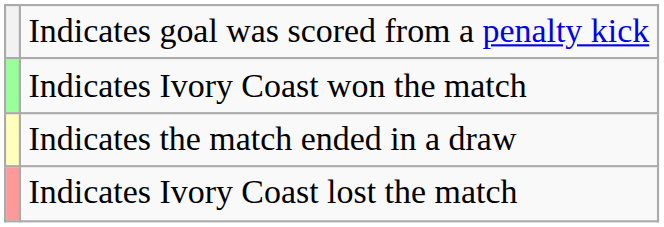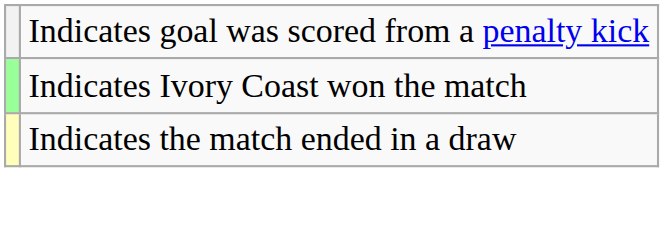- row: (273, 192)
